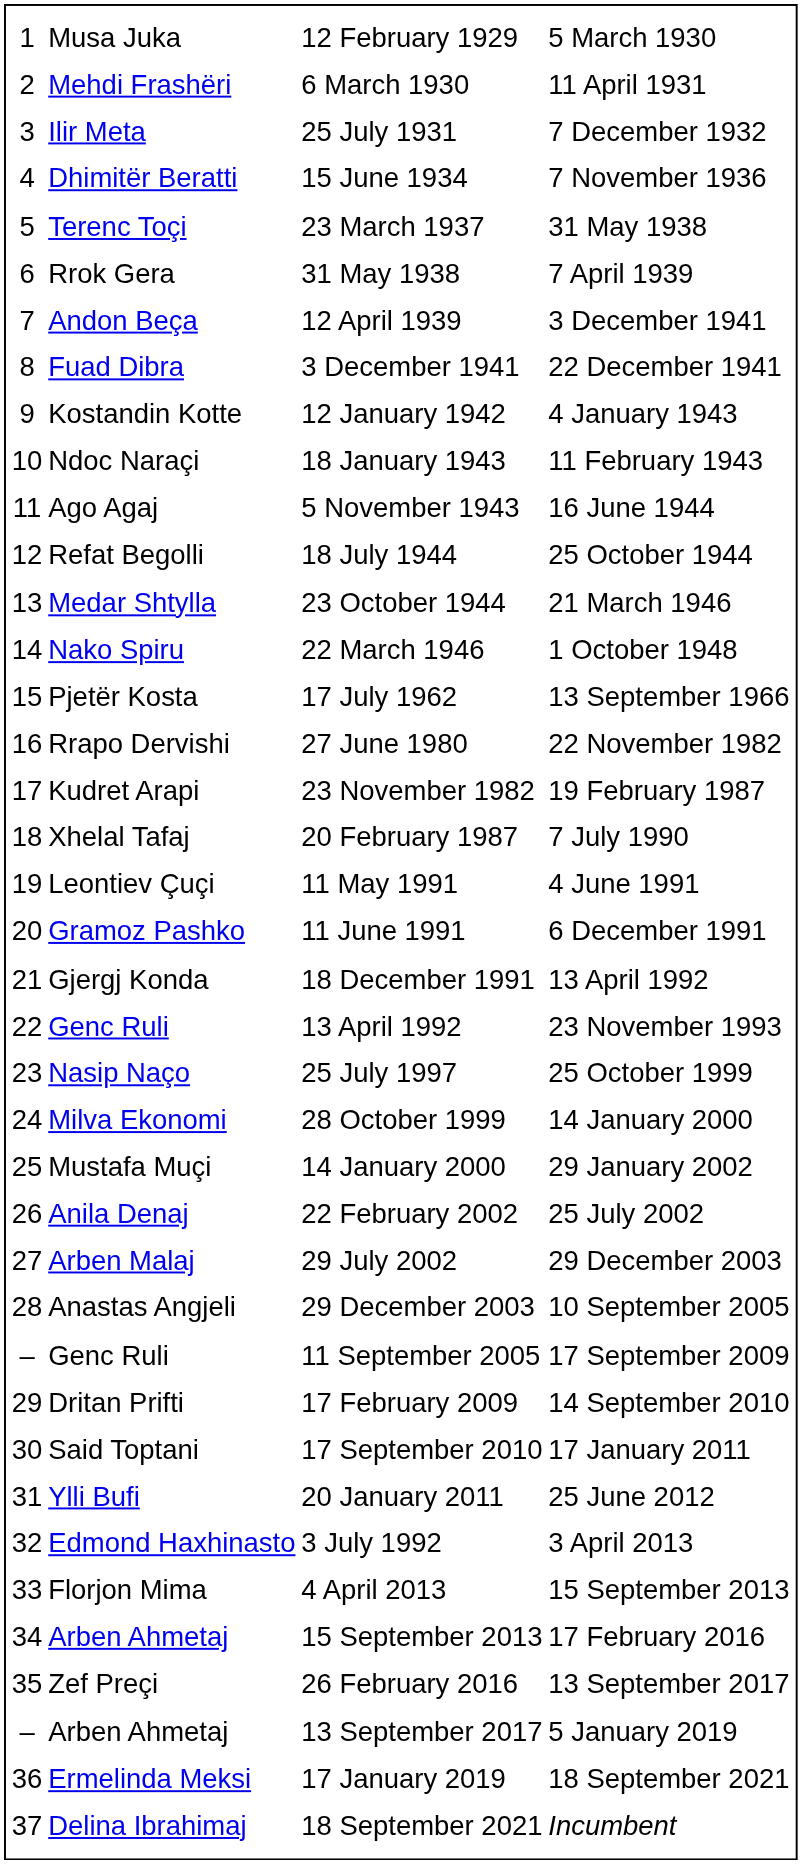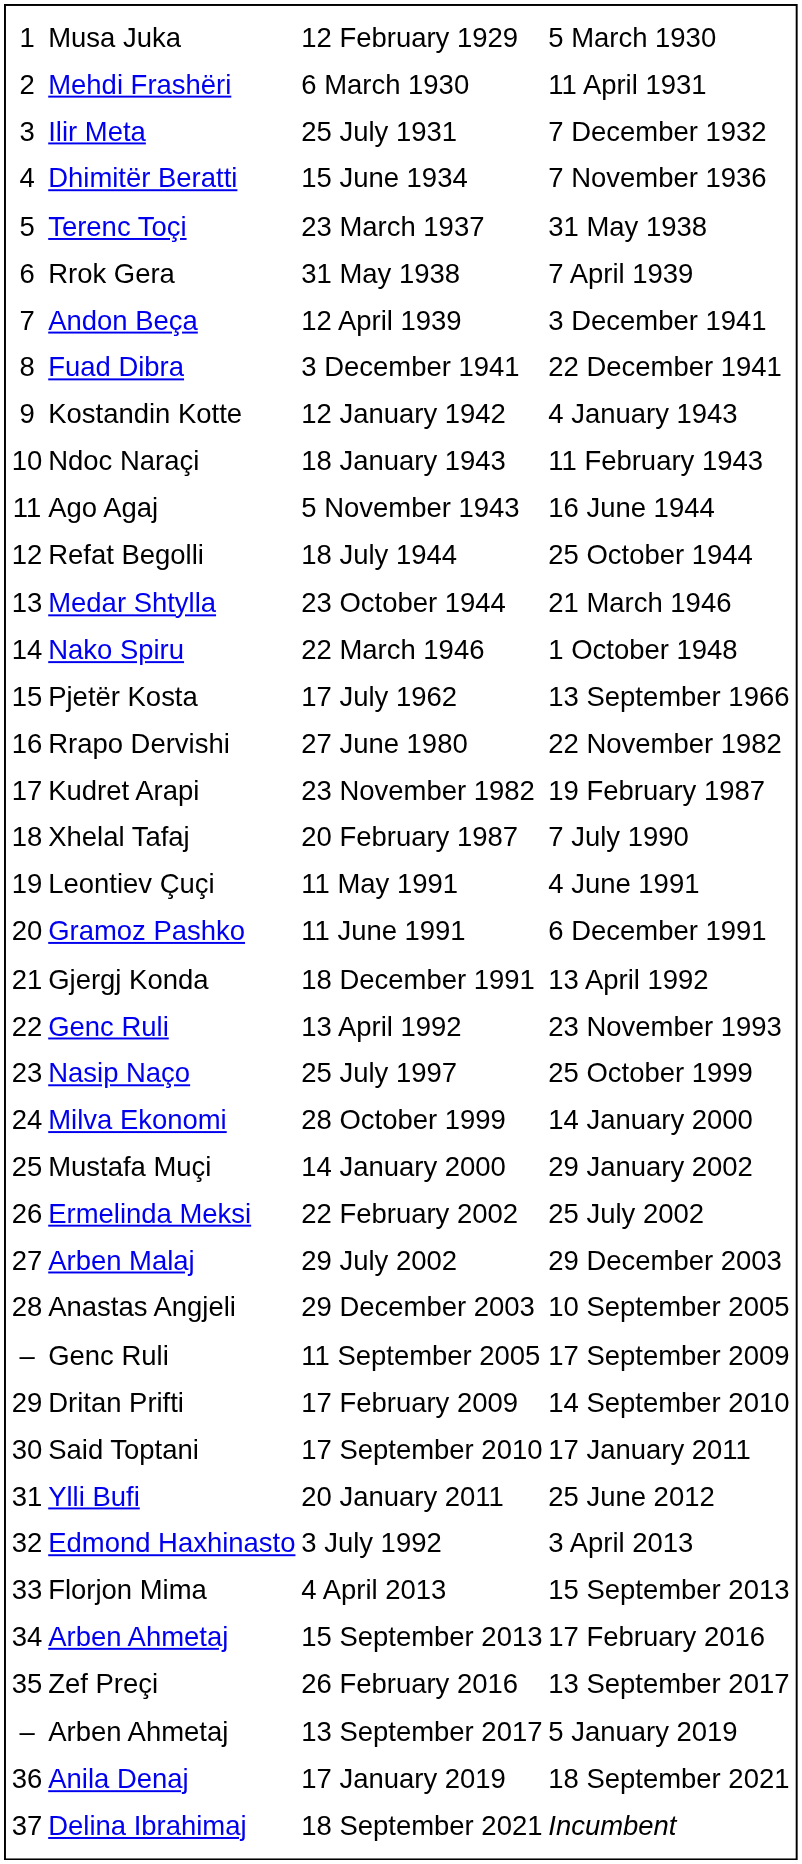(118, 1213) Anila Denaj -> (150, 1213) Ermelinda Meksi
(150, 1778) Ermelinda Meksi -> (118, 1778) Anila Denaj
